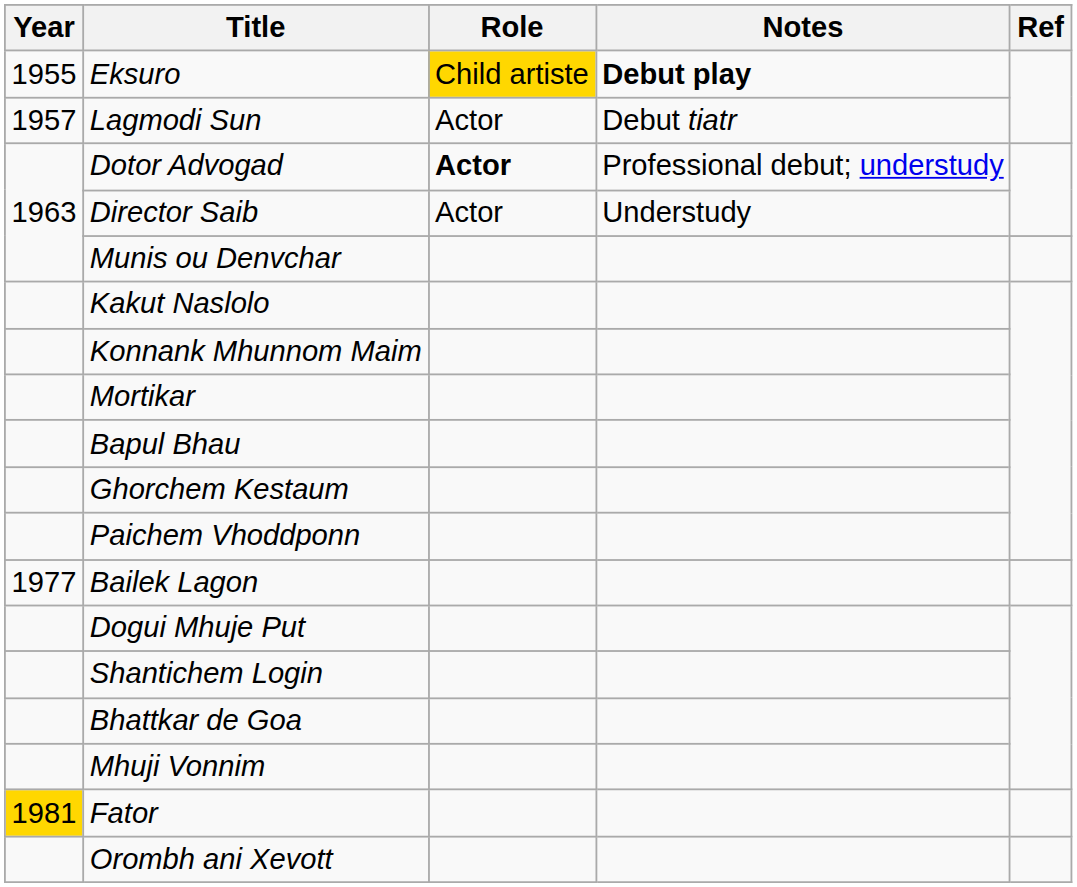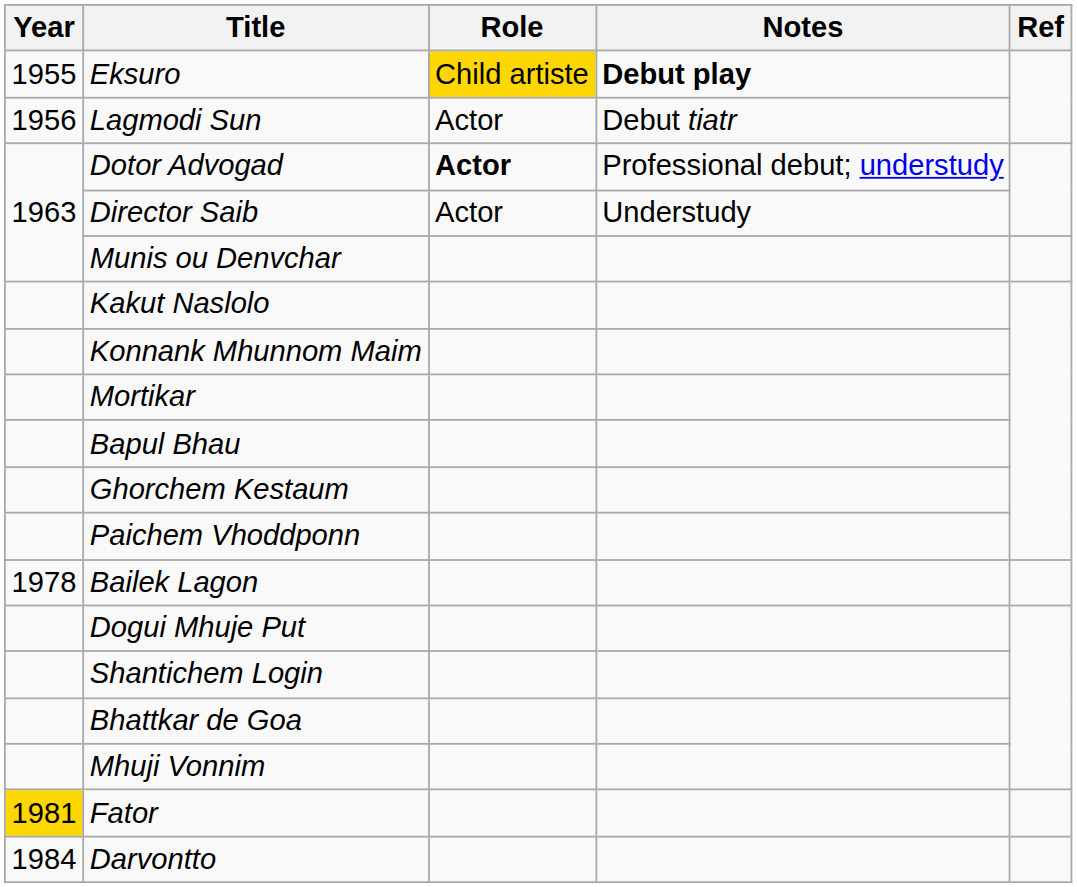(44, 119) 1957 -> (44, 119) 1956
(44, 581) 1977 -> (44, 581) 1978
- row: (211, 858)
+ row: (153, 858)
